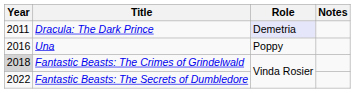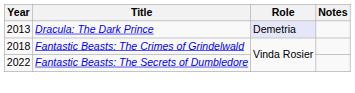(18, 29) 2011 -> (19, 29) 2013
- row: (45, 46)
(19, 63) lightgrey background -> (19, 46) no background
